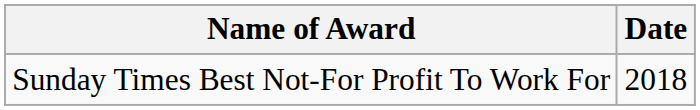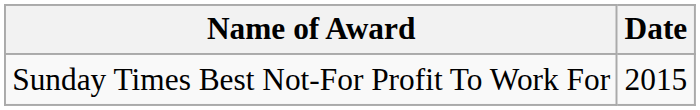(656, 79) 2018 -> (656, 79) 2015
